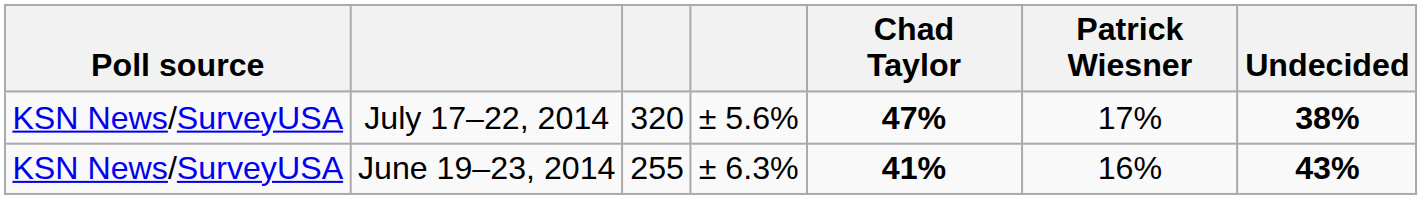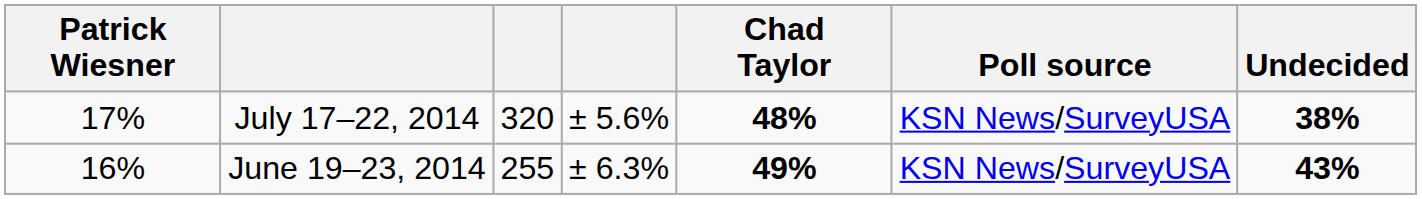columns swapped: (178, 66) <-> (1130, 48)
(914, 117) 47% -> (784, 117) 48%
(914, 168) 41% -> (784, 168) 49%
